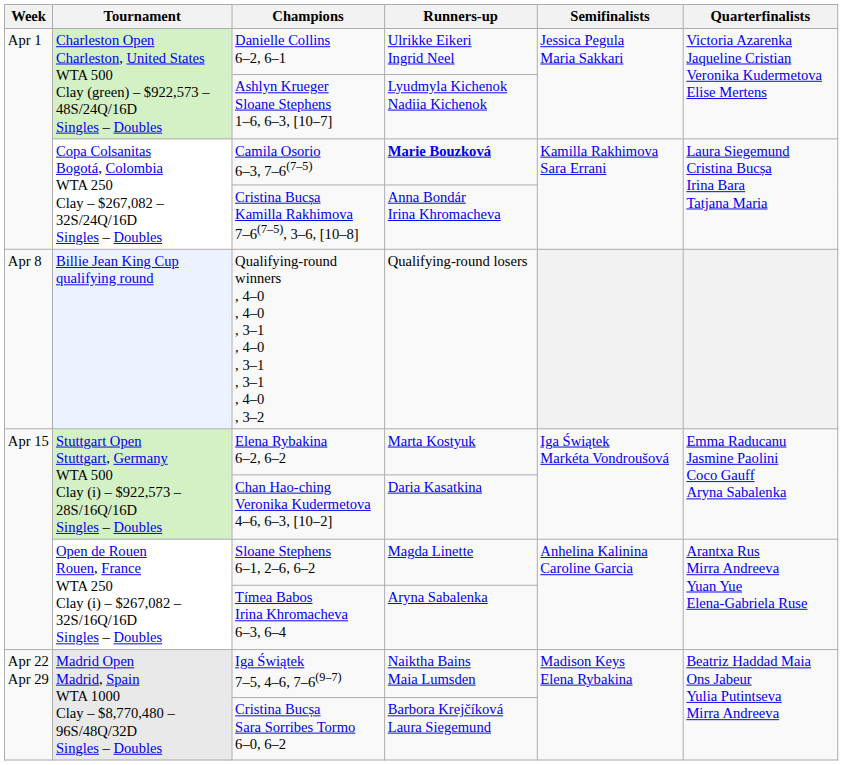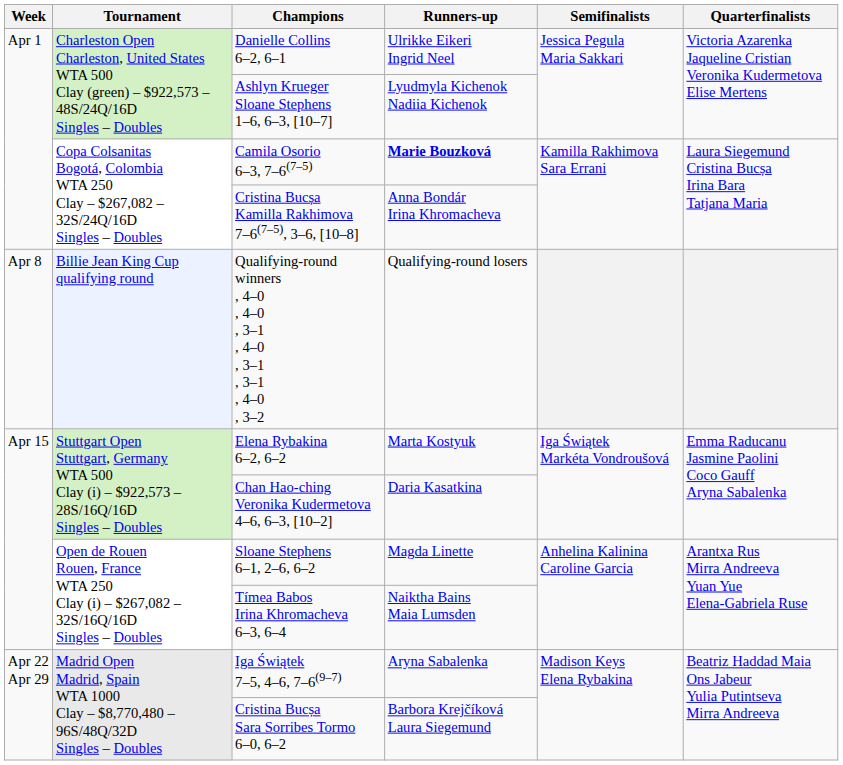(438, 597) Aryna Sabalenka -> (432, 606) Naiktha Bains Maia Lumsden
(432, 670) Naiktha Bains Maia Lumsden -> (438, 662) Aryna Sabalenka
